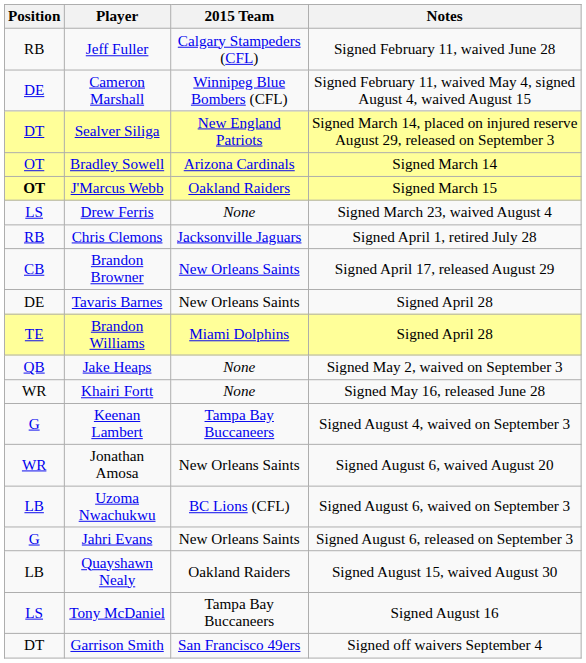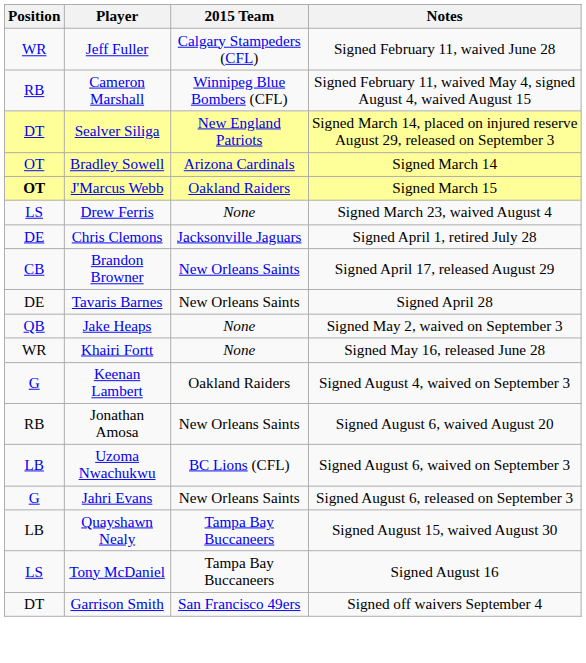(34, 49) RB -> (34, 49) WR
(34, 90) DE -> (34, 90) RB
(34, 236) RB -> (34, 236) DE
- row: (117, 334)
(239, 423) Tampa Bay Buccaneers -> (239, 382) Oakland Raiders
(34, 465) WR -> (34, 423) RB
(239, 571) Oakland Raiders -> (239, 530) Tampa Bay Buccaneers
